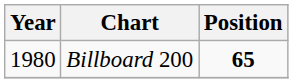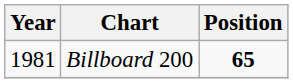(33, 58) 1980 -> (33, 58) 1981
